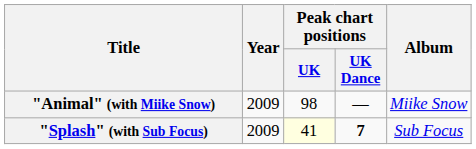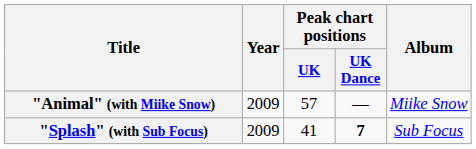(309, 104) 98 -> (309, 104) 57
(309, 130) lightyellow background -> (309, 130) no background
